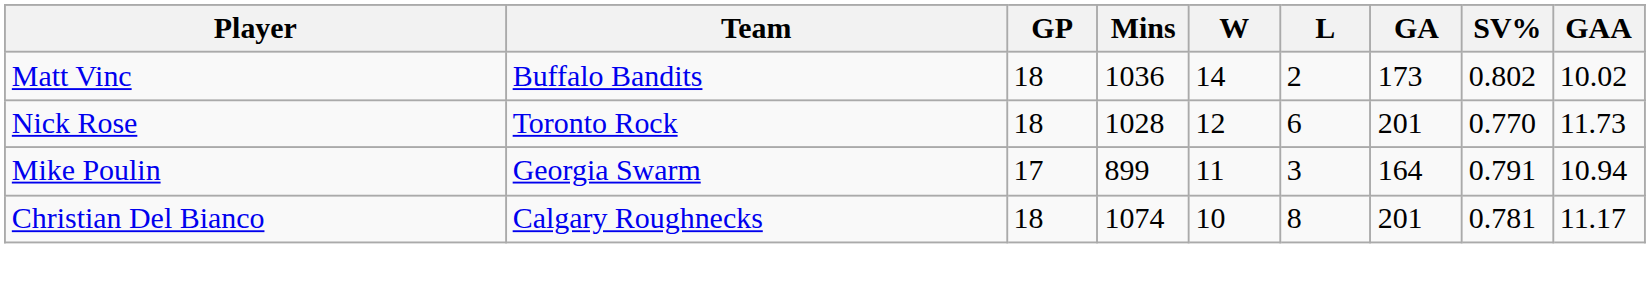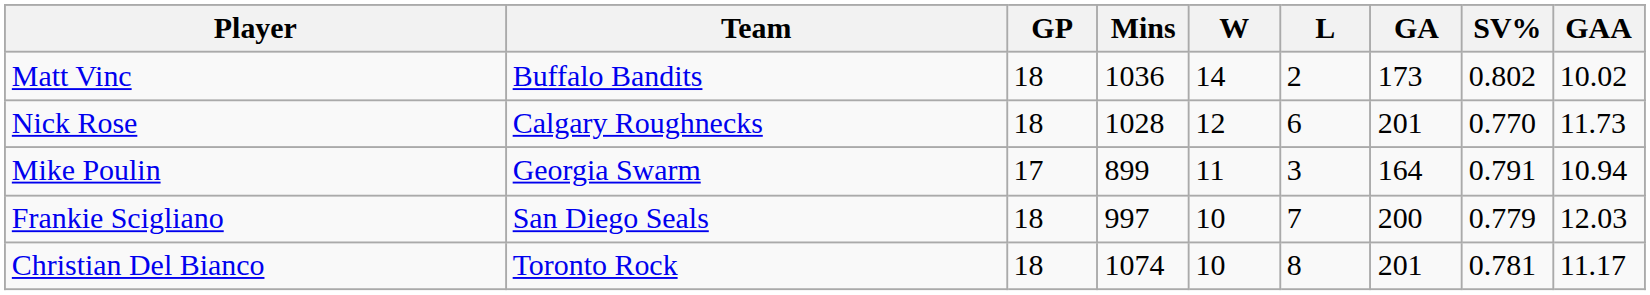(595, 123) Toronto Rock -> (638, 123) Calgary Roughnecks
+ row: (118, 218)
(638, 218) Calgary Roughnecks -> (595, 265) Toronto Rock
